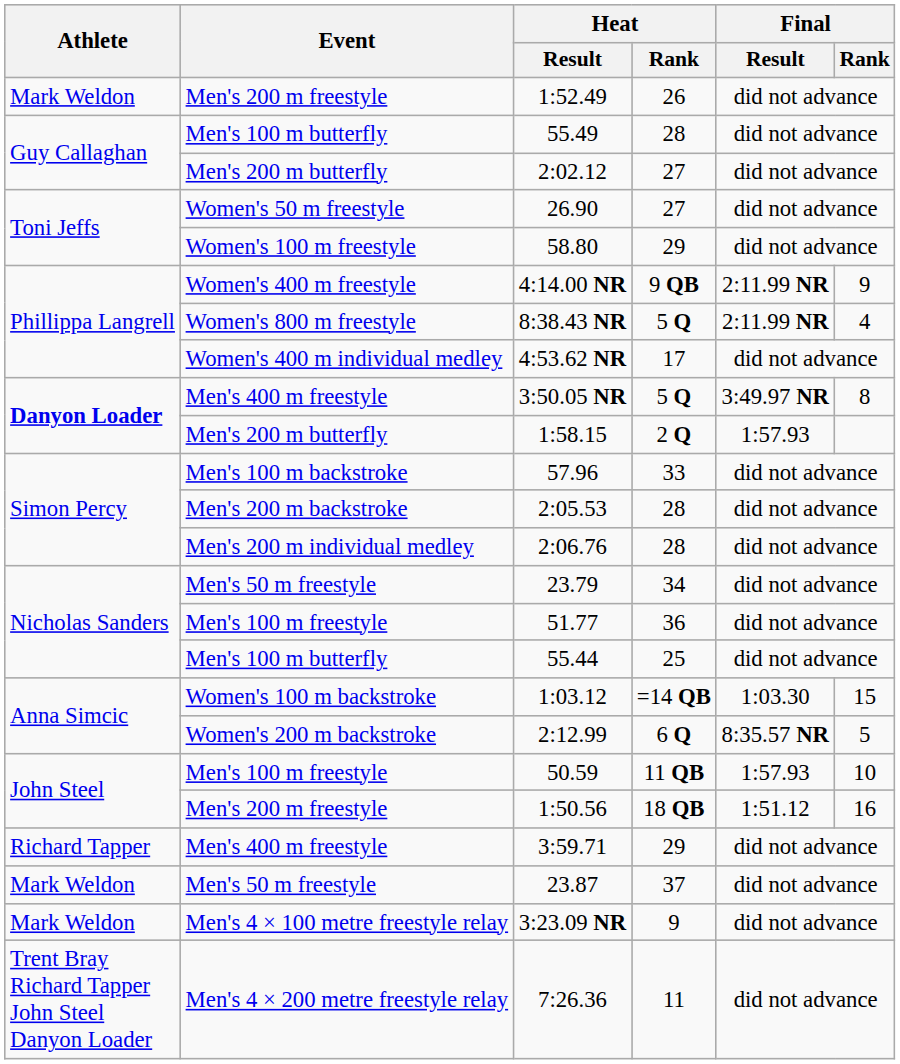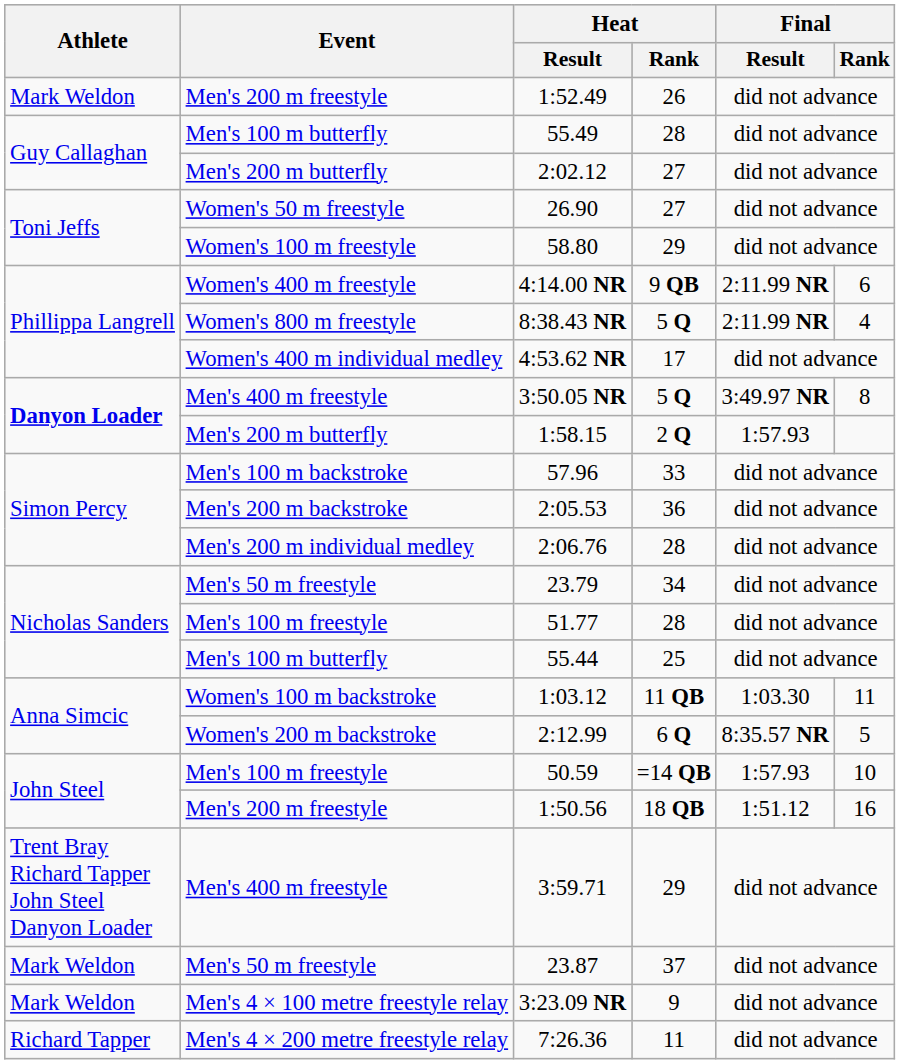(865, 284) 9 -> (865, 284) 6
(674, 509) 28 -> (674, 509) 36
(674, 622) 36 -> (674, 622) 28
(674, 697) =14 QB -> (674, 697) 11 QB
(865, 697) 15 -> (865, 697) 11
(674, 772) 11 QB -> (674, 772) =14 QB
(80, 847) Richard Tapper -> (81, 887) Trent Bray Richard Tapper John Steel Danyon Loader
(81, 1000) Trent Bray Richard Tapper John Steel Danyon Loader -> (80, 1040) Richard Tapper
